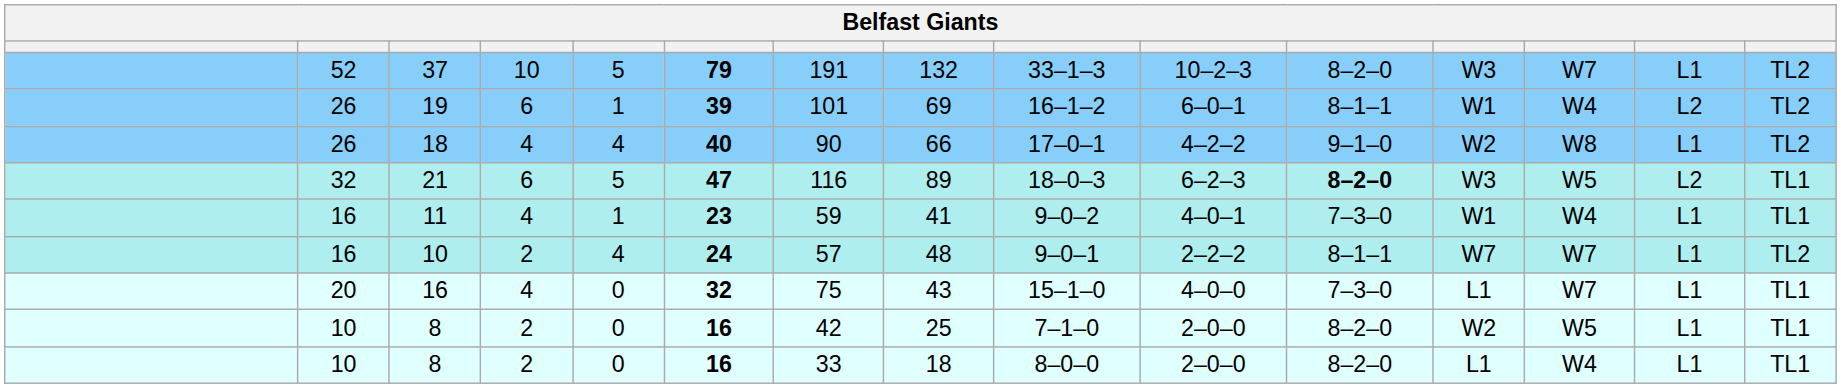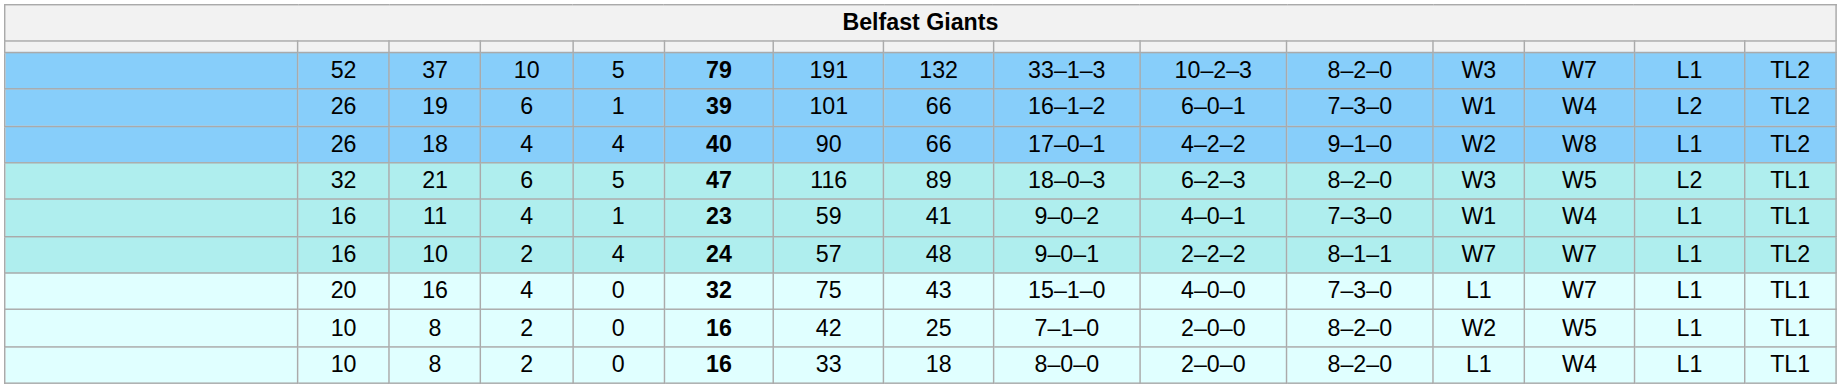(939, 107) 69 -> (939, 107) 66
(1360, 107) 8–1–1 -> (1360, 107) 7–3–0
(1360, 180) bold -> (1360, 180) normal
